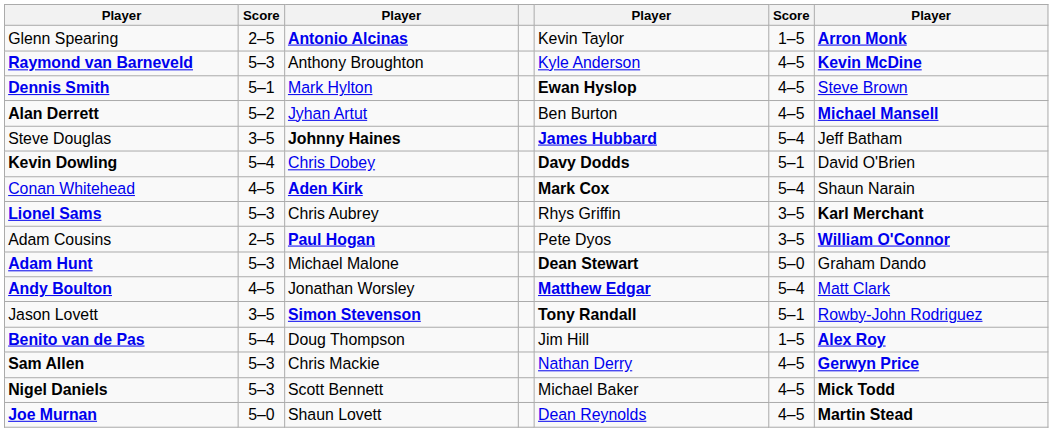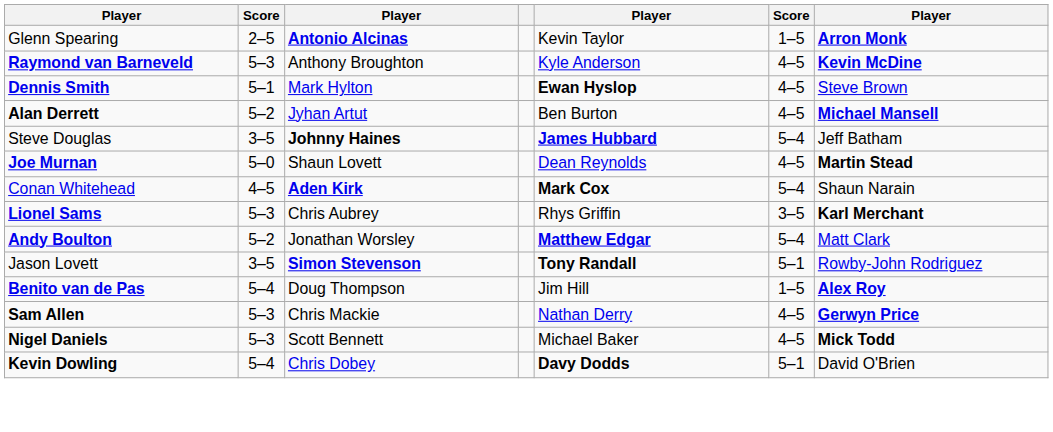rows swapped: (53, 414) <-> (63, 163)
- row: (60, 239)
- row: (50, 264)
(261, 289) 4–5 -> (261, 239) 5–2
